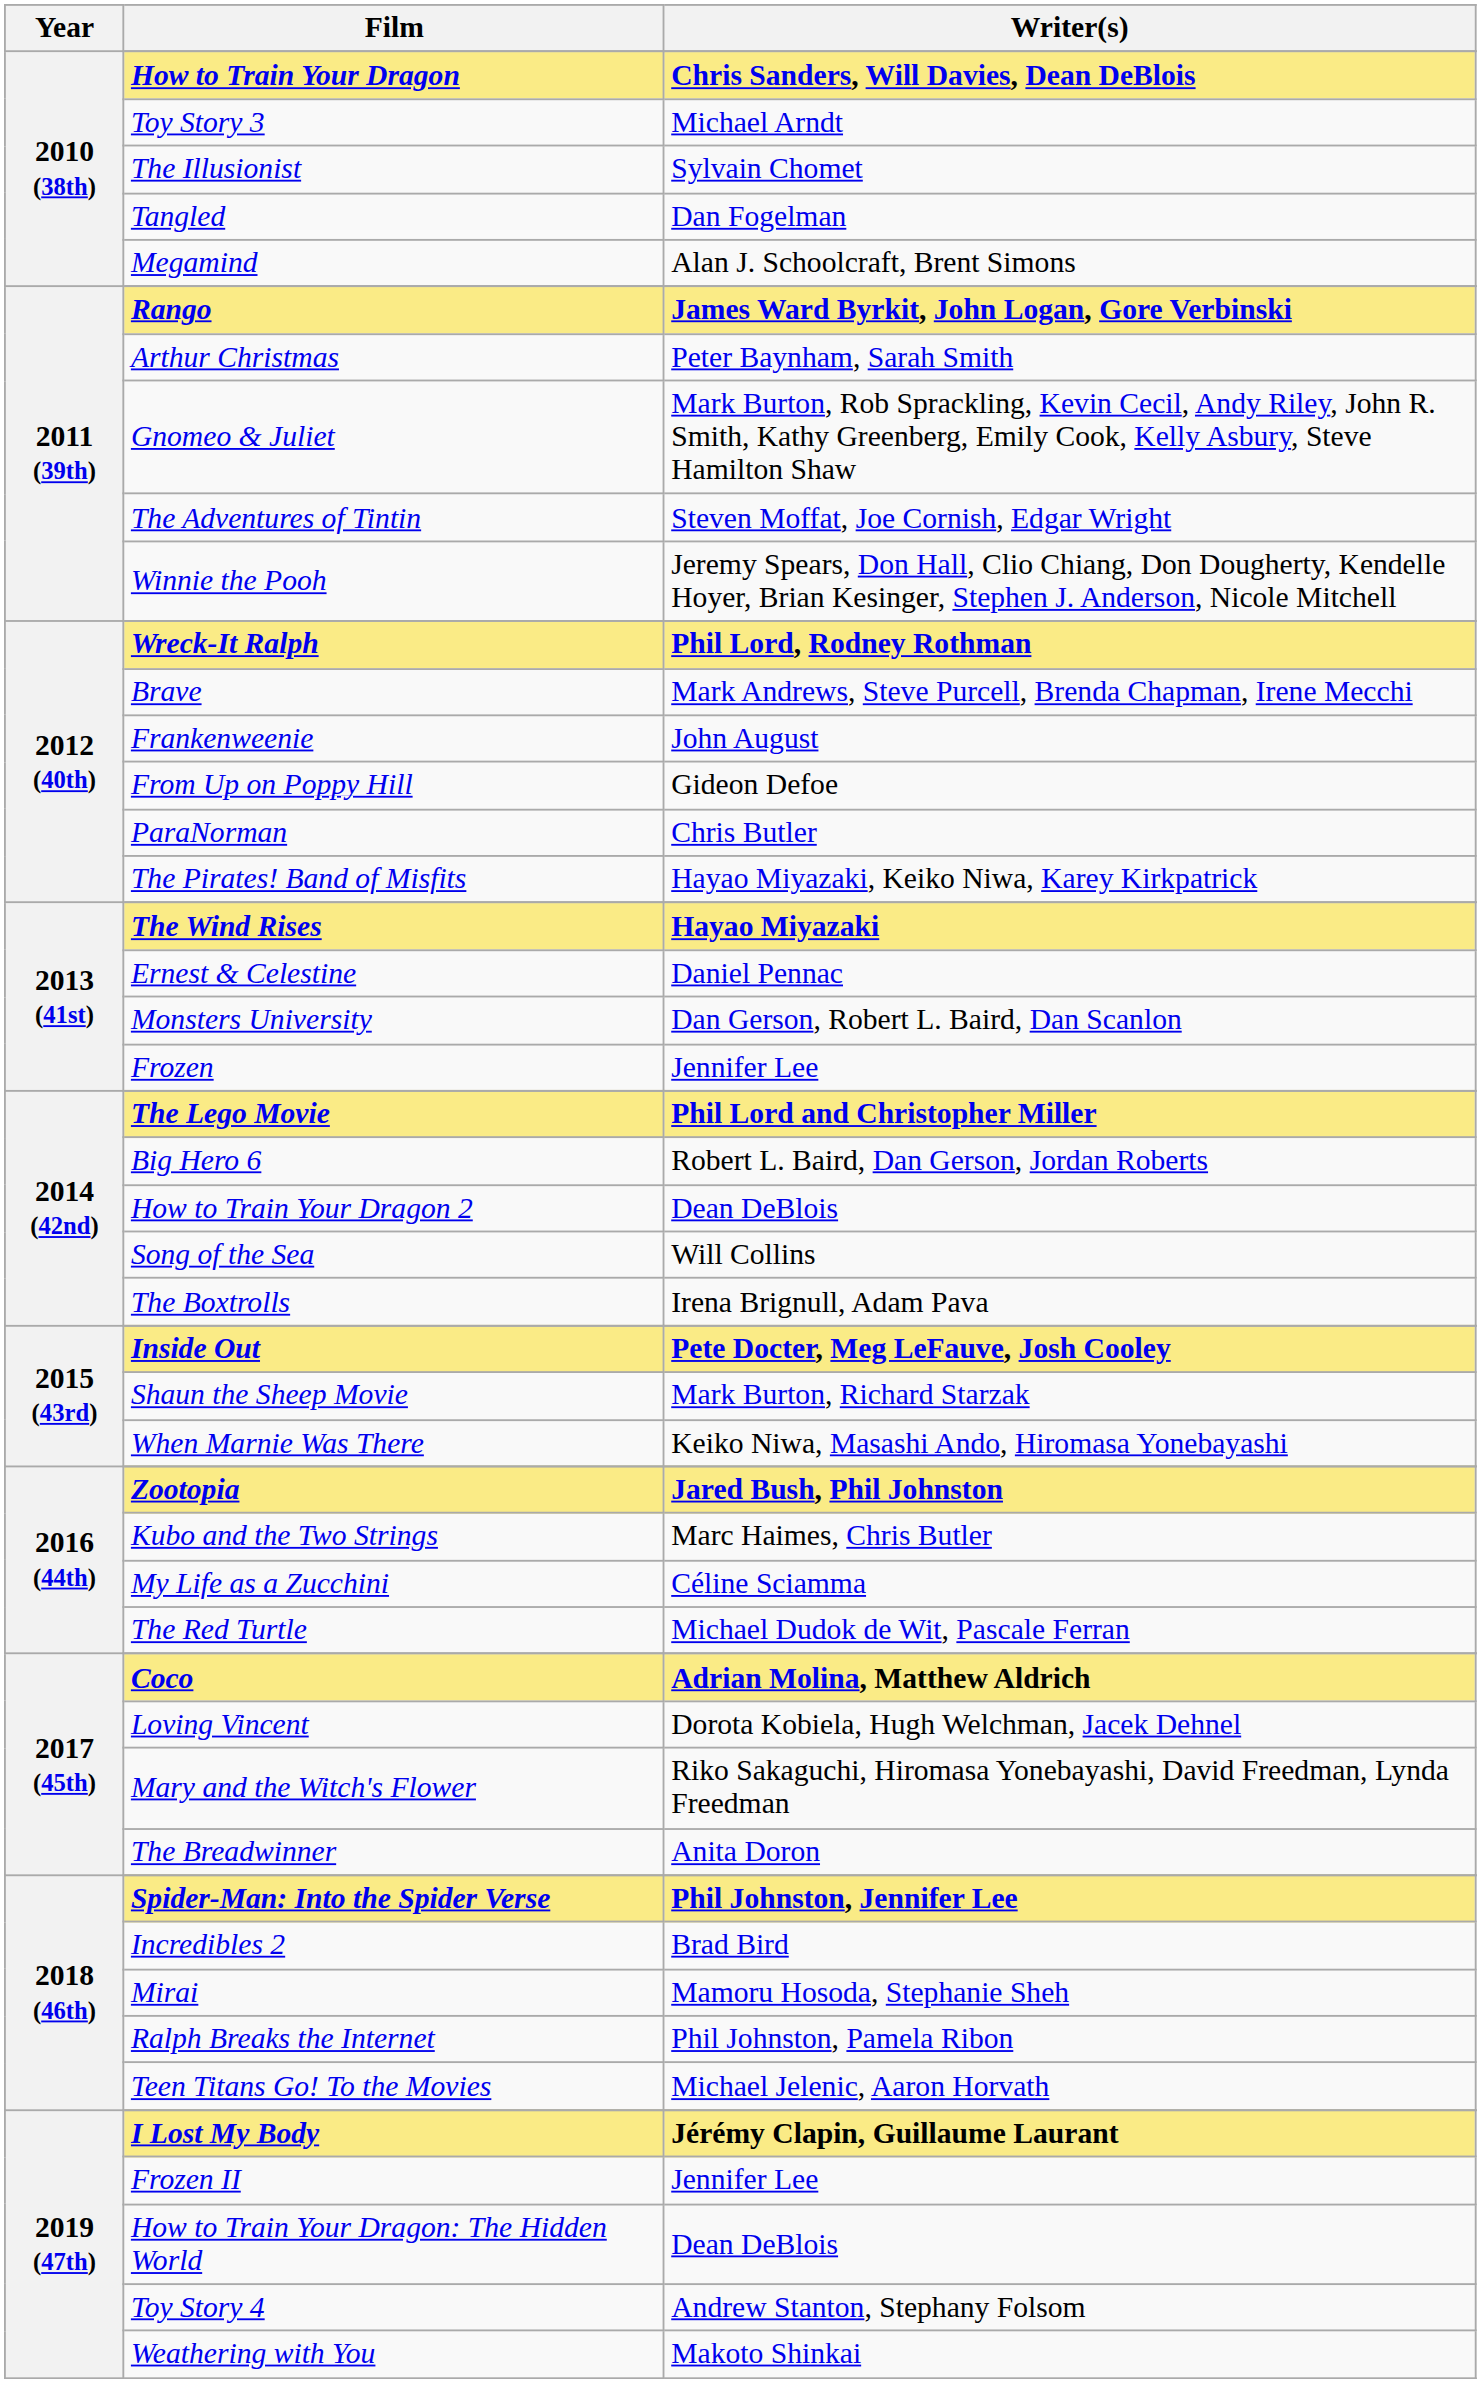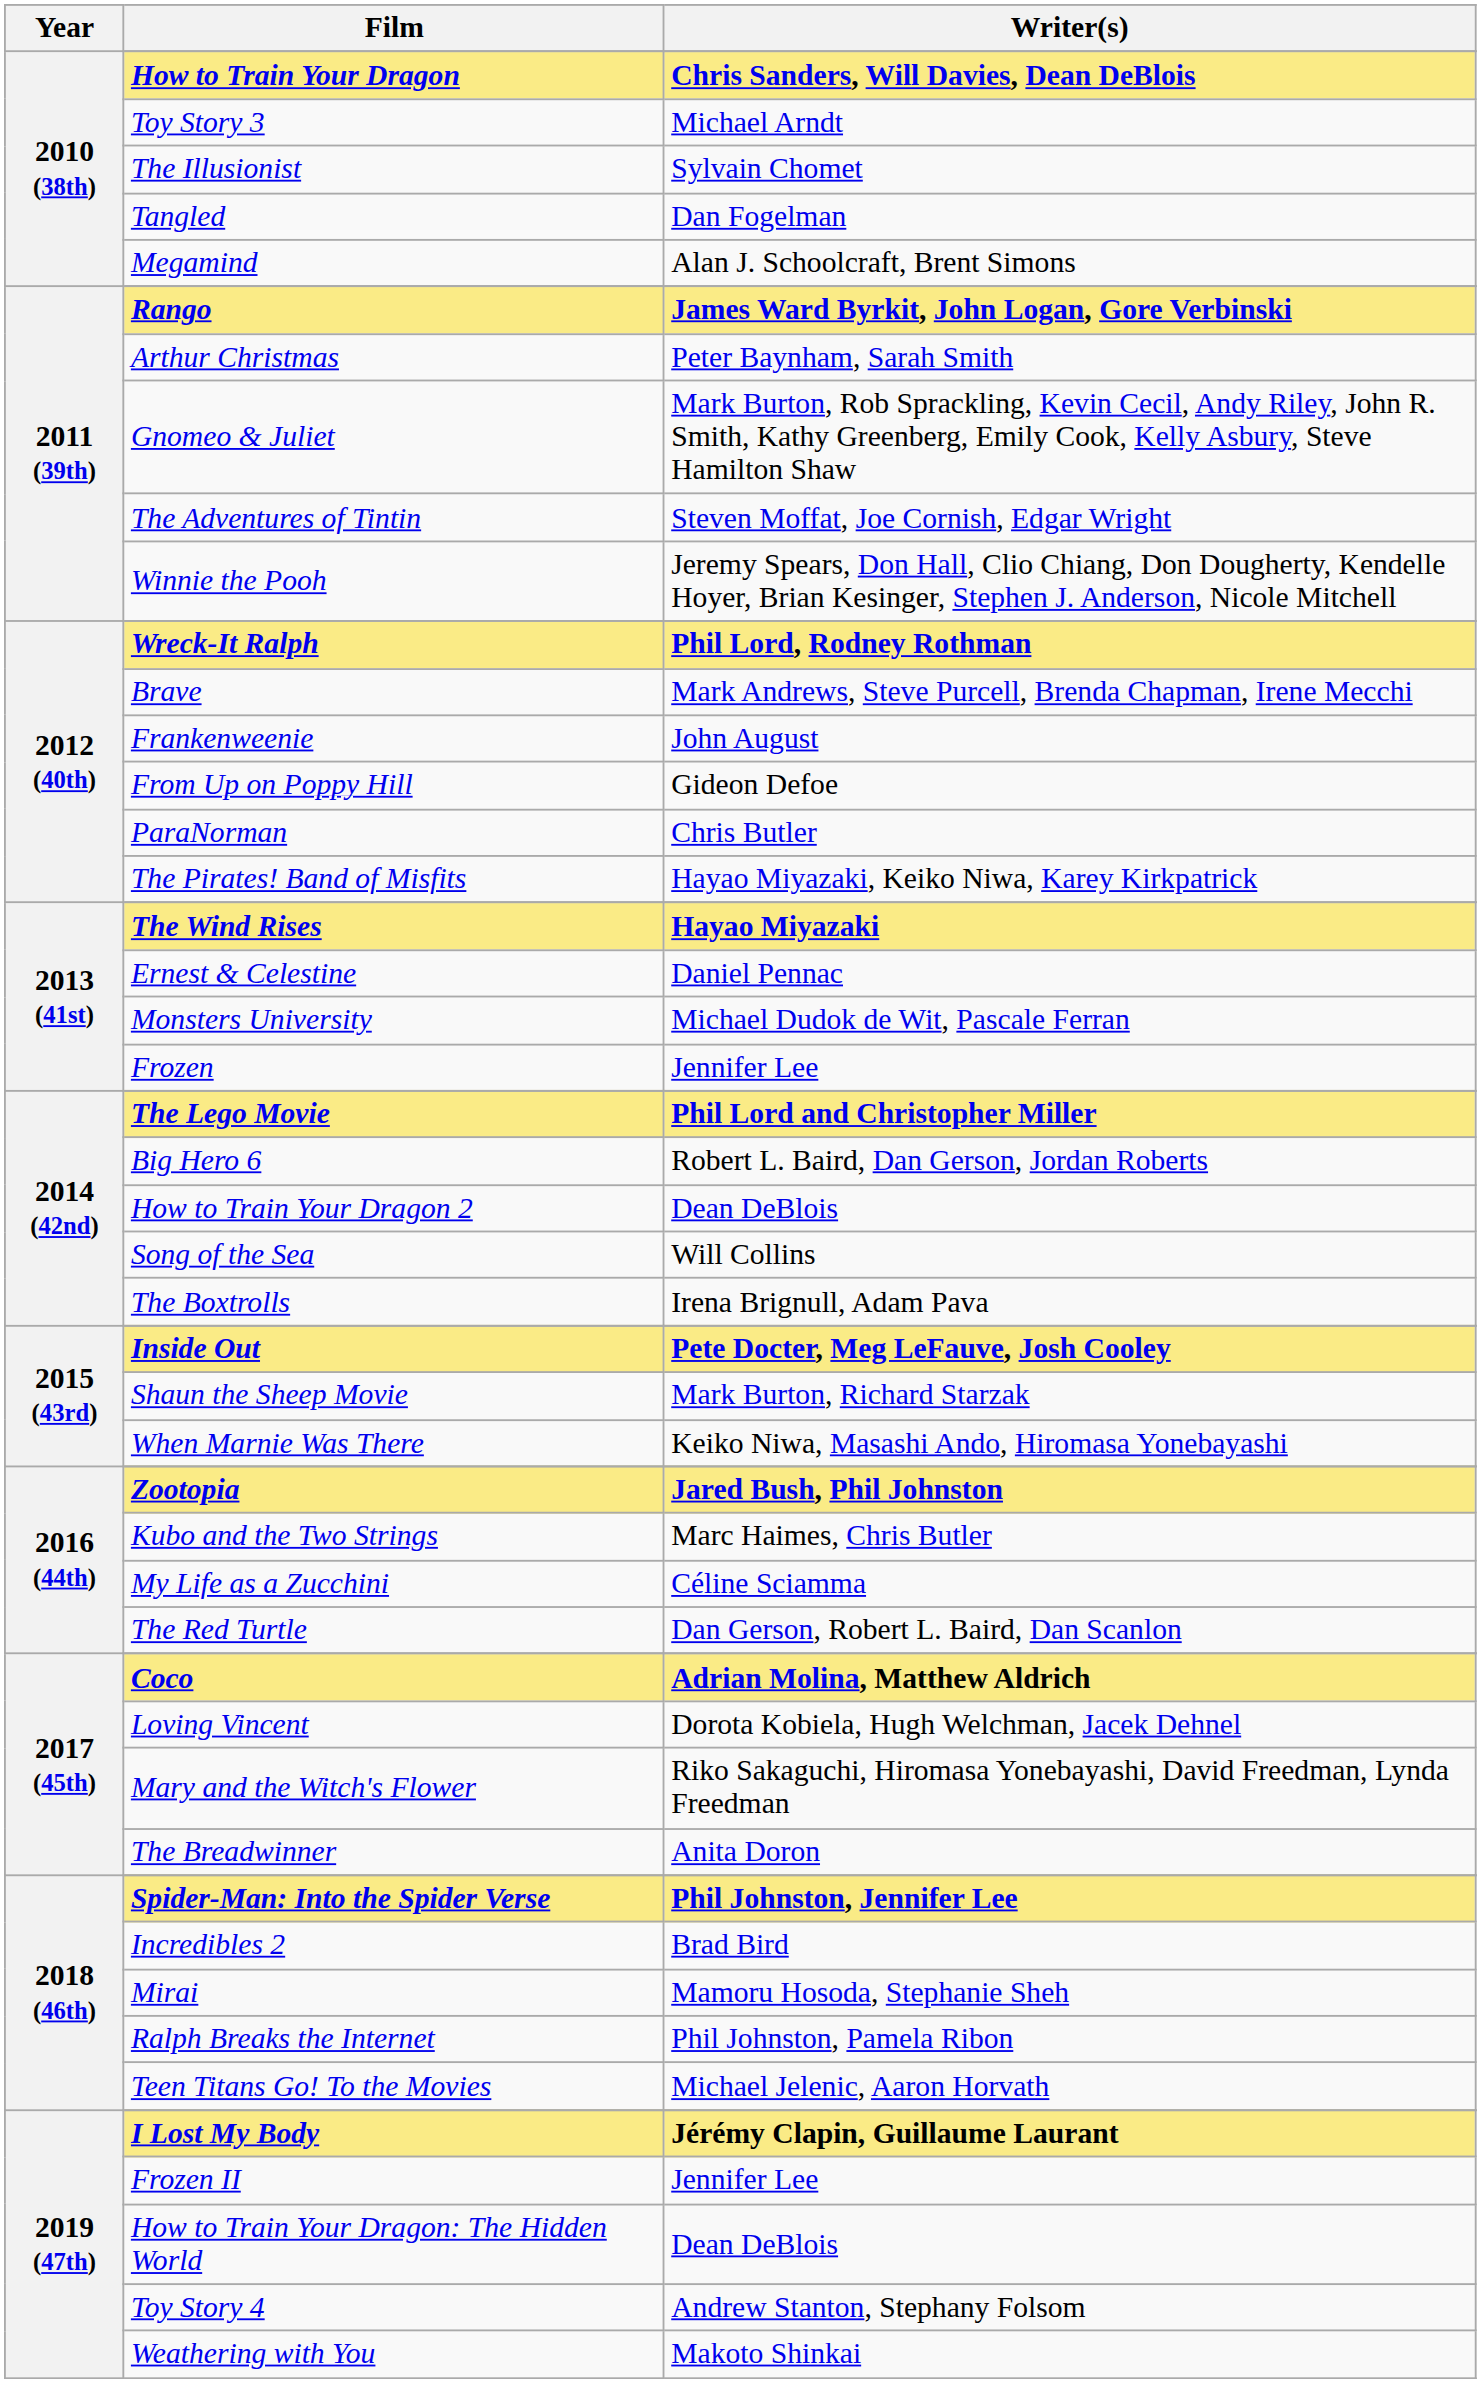(926, 1019) Dan Gerson, Robert L. Baird, Dan Scanlon -> (900, 1019) Michael Dudok de Wit, Pascale Ferran
(900, 1630) Michael Dudok de Wit, Pascale Ferran -> (926, 1630) Dan Gerson, Robert L. Baird, Dan Scanlon
